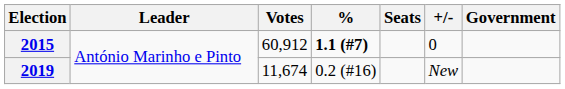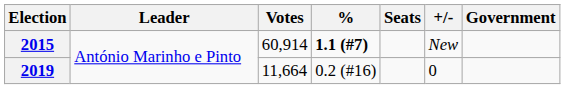(285, 44) 60,912 -> (285, 44) 60,914
(433, 44) 0 -> (443, 44) New
(284, 70) 11,674 -> (284, 70) 11,664
(443, 70) New -> (433, 70) 0
